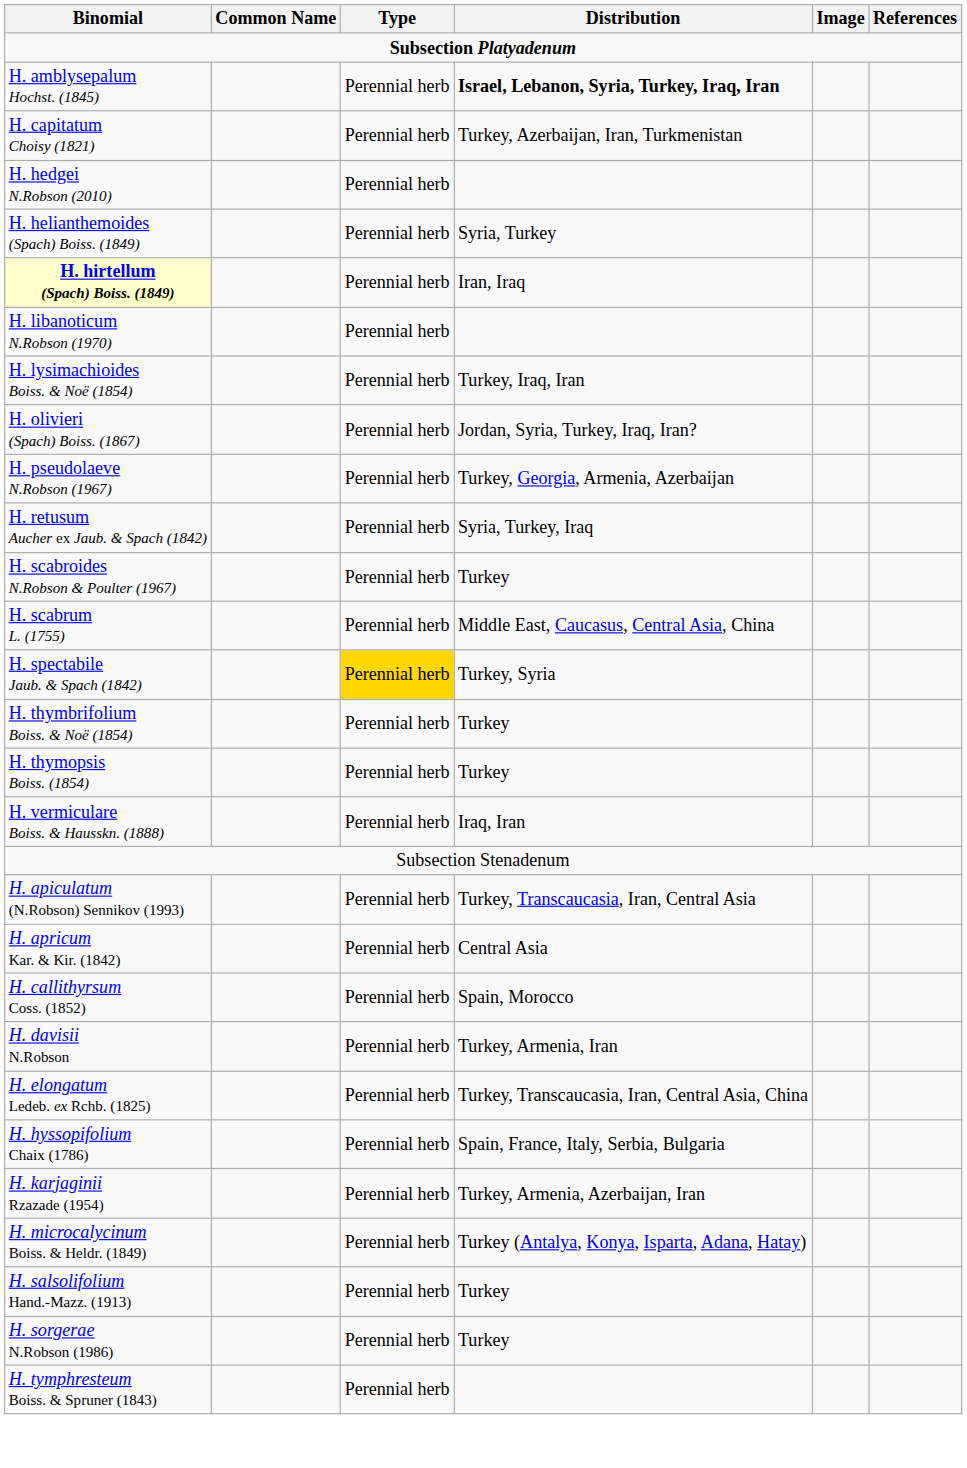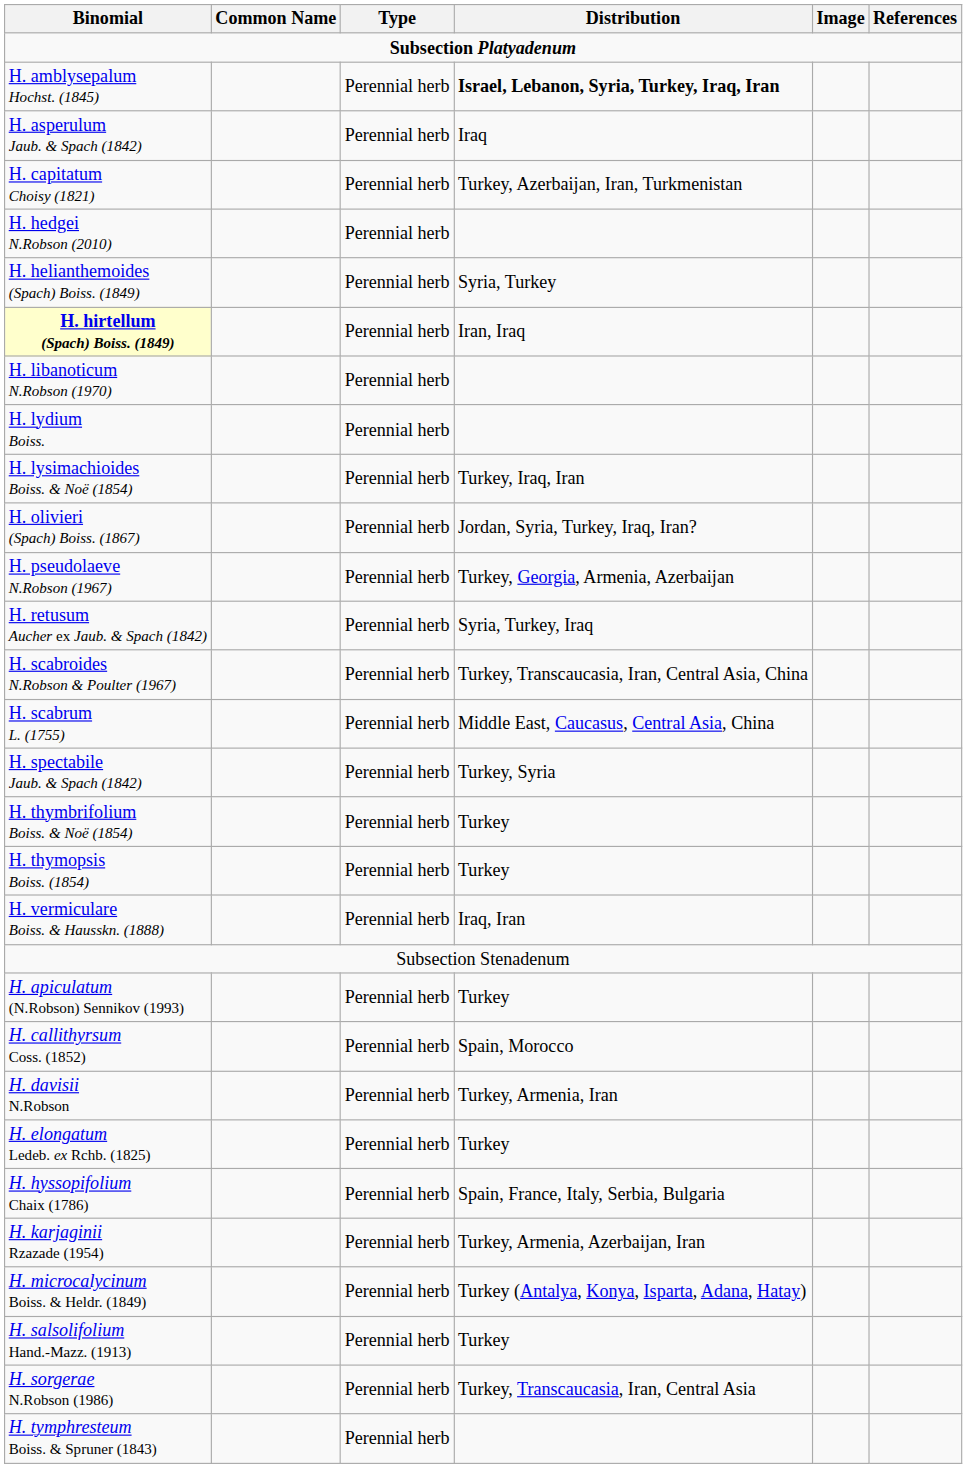+ row: (75, 135)
+ row: (45, 429)
(484, 576) Turkey -> (633, 674) Turkey, Transcaucasia, Iran, Central Asia, China
(397, 674) gold background -> (397, 772) no background
(607, 899) Turkey, Transcaucasia, Iran, Central Asia -> (484, 997) Turkey
- row: (65, 948)
(633, 1095) Turkey, Transcaucasia, Iran, Central Asia, China -> (484, 1144) Turkey
(484, 1340) Turkey -> (607, 1389) Turkey, Transcaucasia, Iran, Central Asia
